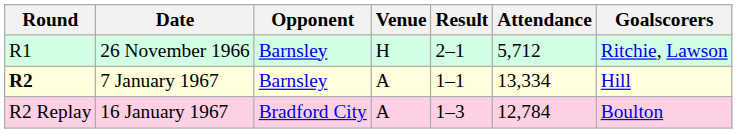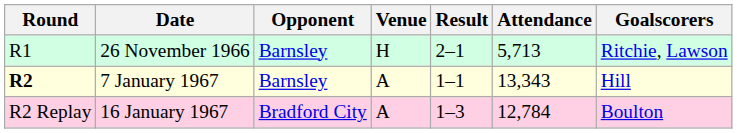(519, 50) 5,712 -> (519, 50) 5,713
(524, 81) 13,334 -> (524, 81) 13,343
